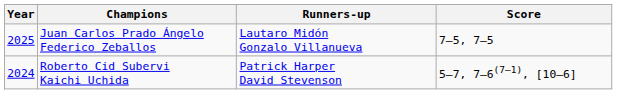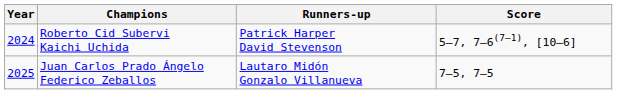rows swapped: (122, 40) <-> (105, 72)
